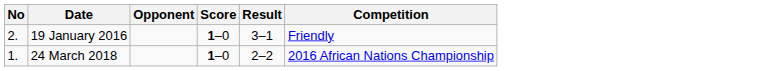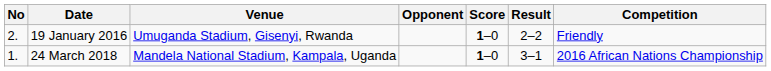+ column: (265, 14)
(262, 35) 3–1 -> (531, 35) 2–2
(262, 55) 2–2 -> (531, 55) 3–1
